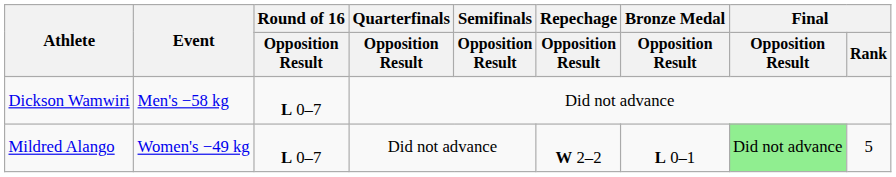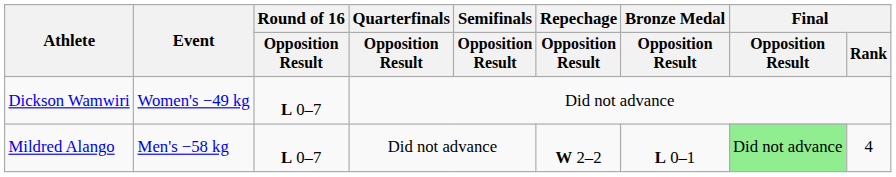(183, 100) Men's −58 kg -> (194, 100) Women's −49 kg
(194, 147) Women's −49 kg -> (183, 147) Men's −58 kg
(869, 147) 5 -> (869, 147) 4
